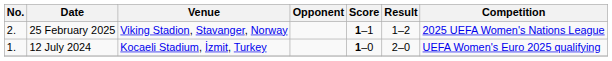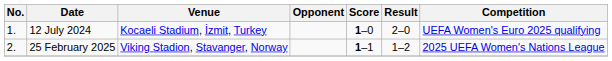rows swapped: (60, 47) <-> (72, 30)
